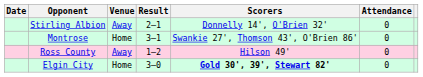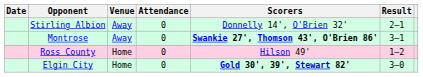columns swapped: (153, 11) <-> (387, 11)
(122, 38) Home -> (122, 38) Away
(265, 38) normal -> (285, 38) bold
(122, 52) Away -> (122, 52) Home
